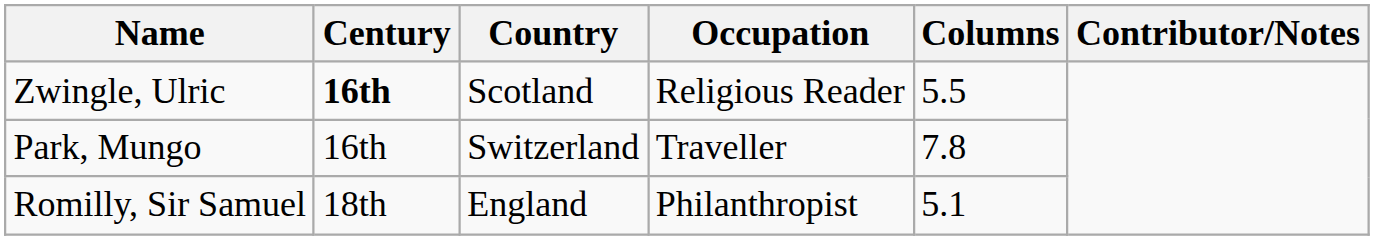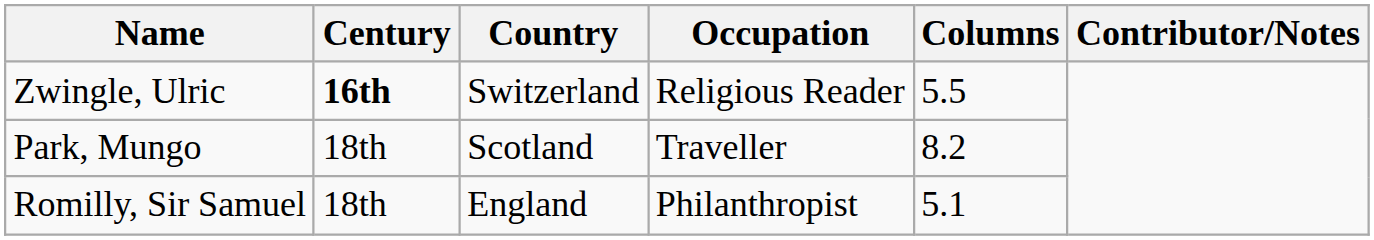(530, 90) Scotland -> (553, 90) Switzerland
(355, 147) 16th -> (355, 147) 18th
(553, 147) Switzerland -> (530, 147) Scotland
(944, 147) 7.8 -> (944, 147) 8.2
